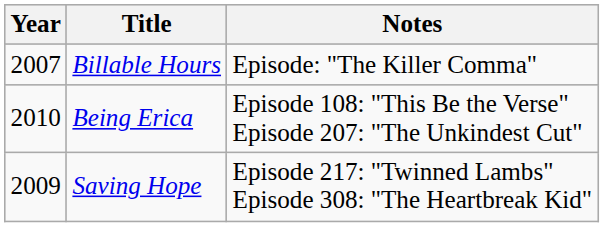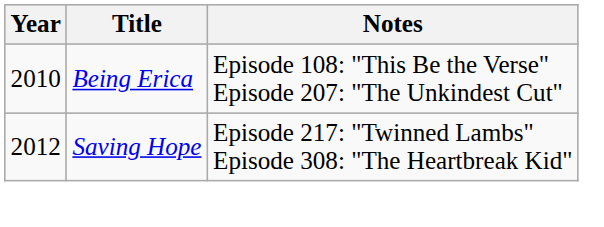- row: (147, 64)
(36, 186) 2009 -> (36, 146) 2012
